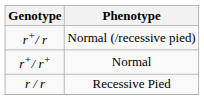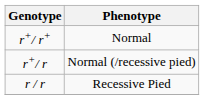rows swapped: (35, 62) <-> (35, 38)
